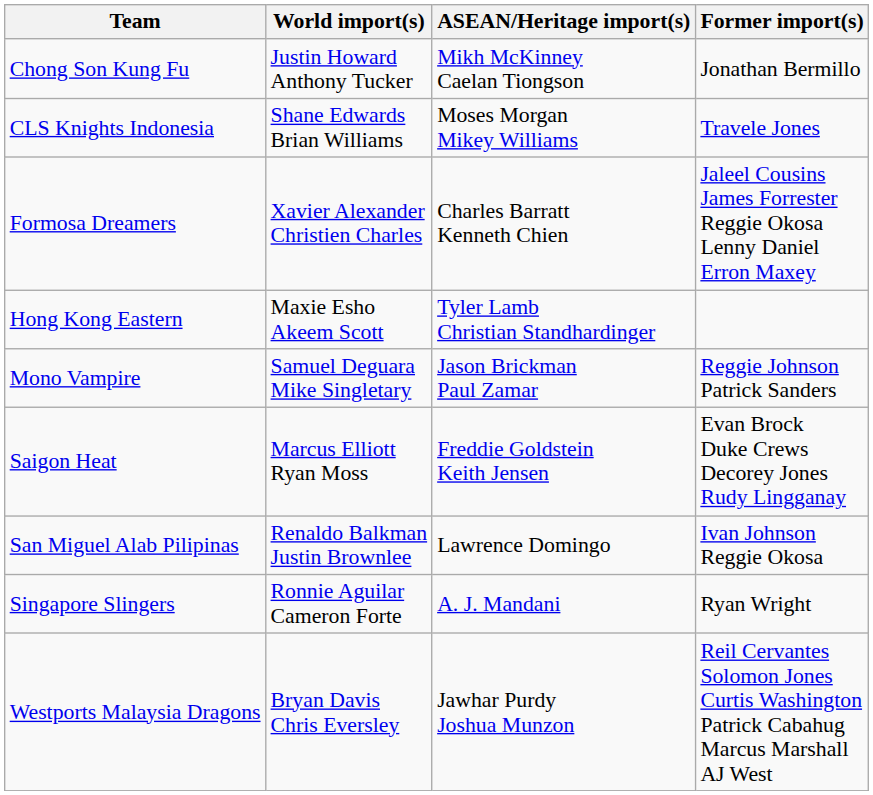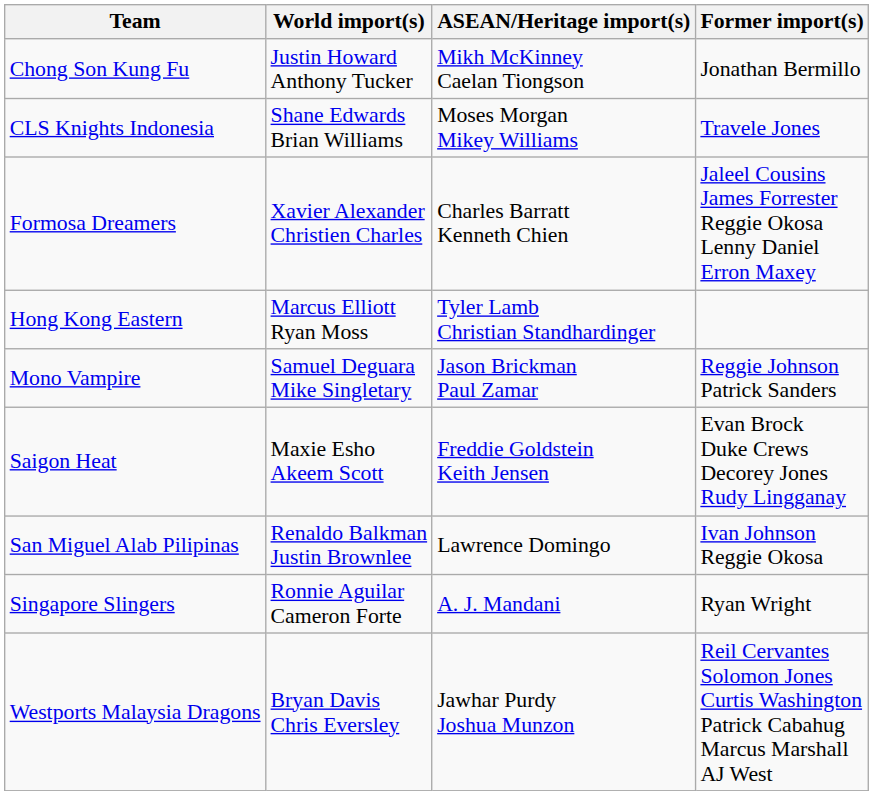(327, 318) Maxie Esho Akeem Scott -> (333, 318) Marcus Elliott Ryan Moss
(333, 461) Marcus Elliott Ryan Moss -> (327, 461) Maxie Esho Akeem Scott
